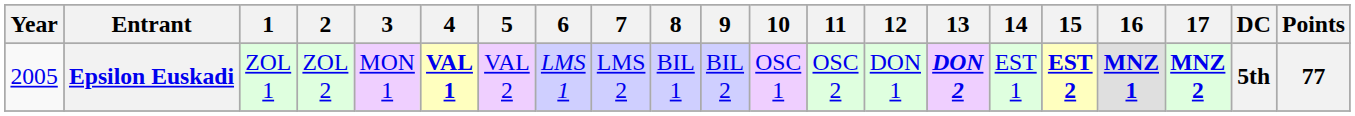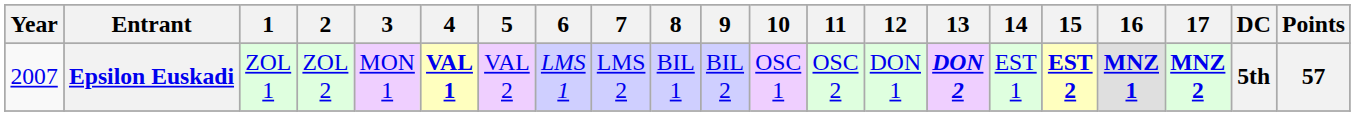(34, 76) 2005 -> (34, 76) 2007
(1314, 76) 77 -> (1314, 76) 57
